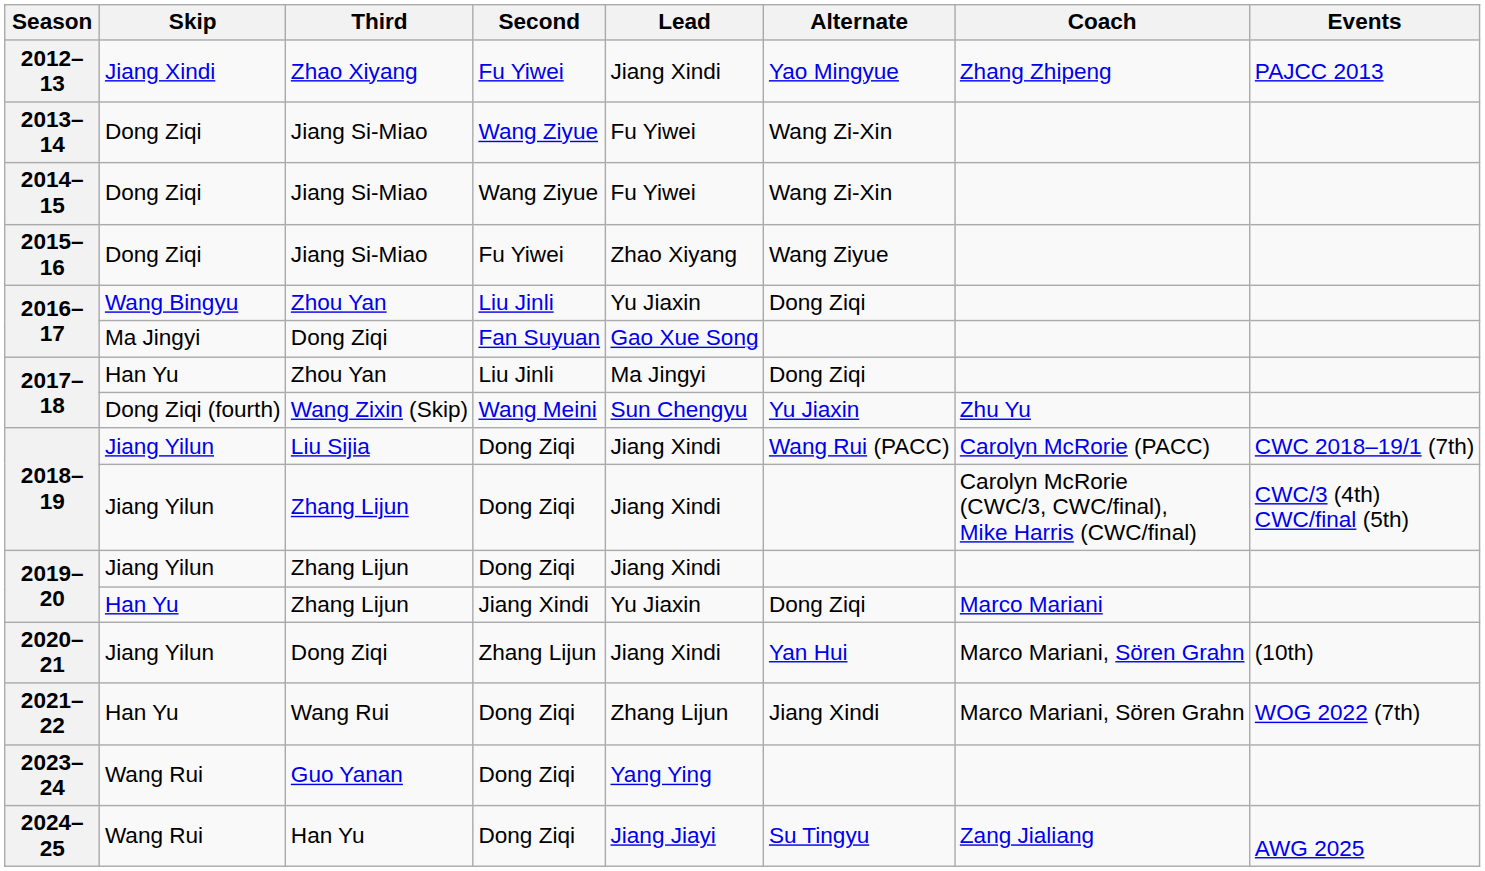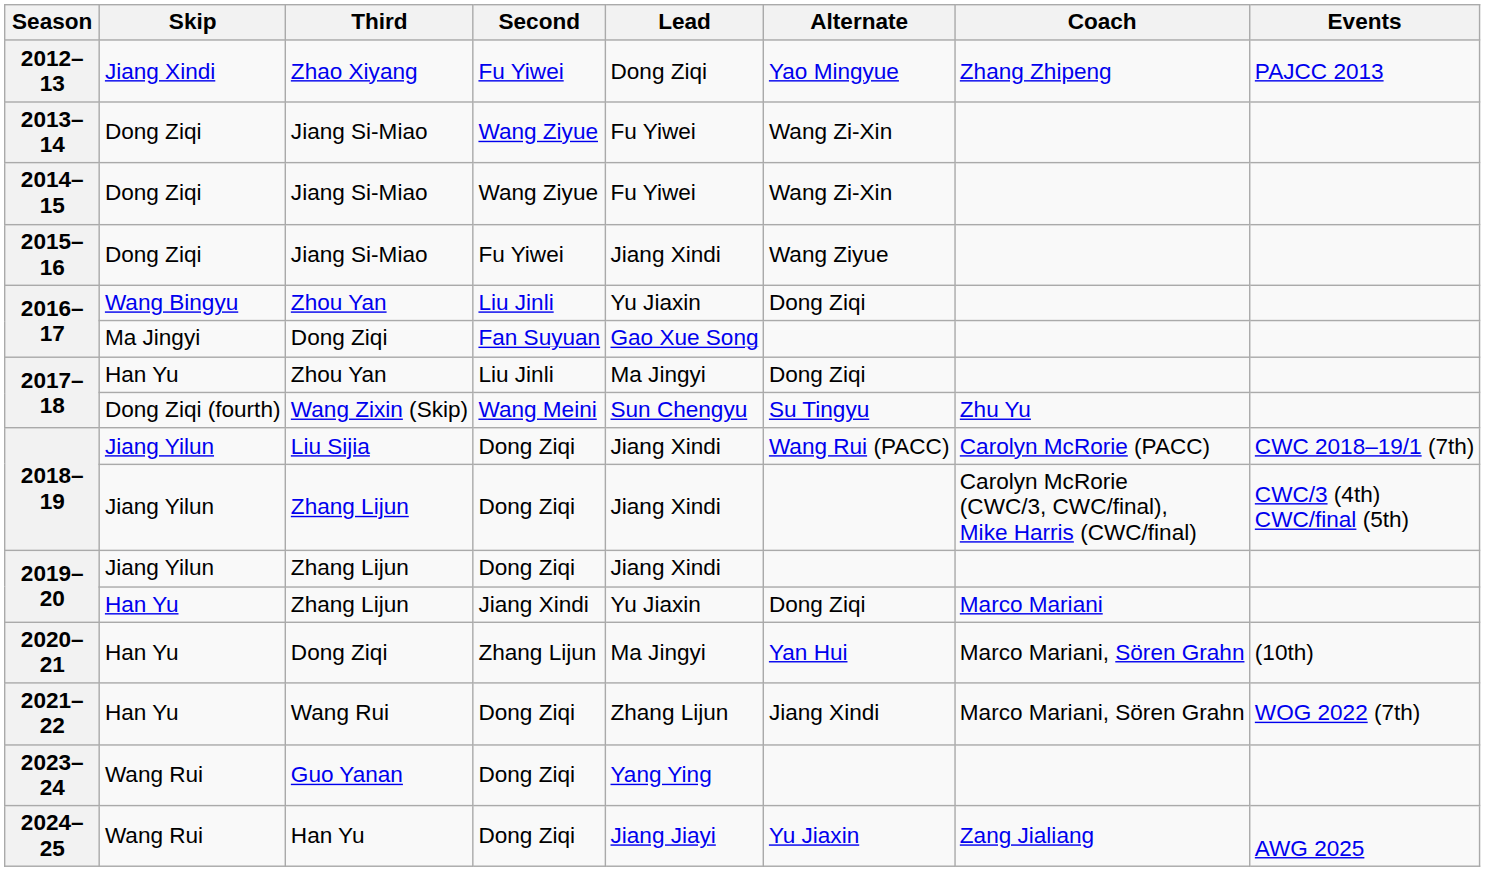(666, 70) Jiang Xindi -> (659, 70) Dong Ziqi
(674, 254) Zhao Xiyang -> (666, 254) Jiang Xindi
(814, 410) Yu Jiaxin -> (819, 410) Su Tingyu
(159, 652) Jiang Yilun -> (142, 652) Han Yu
(666, 652) Jiang Xindi -> (658, 652) Ma Jingyi
(819, 835) Su Tingyu -> (814, 835) Yu Jiaxin
